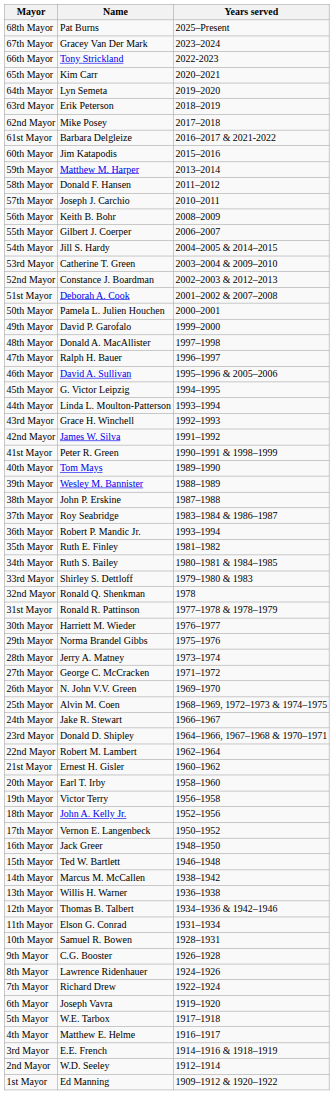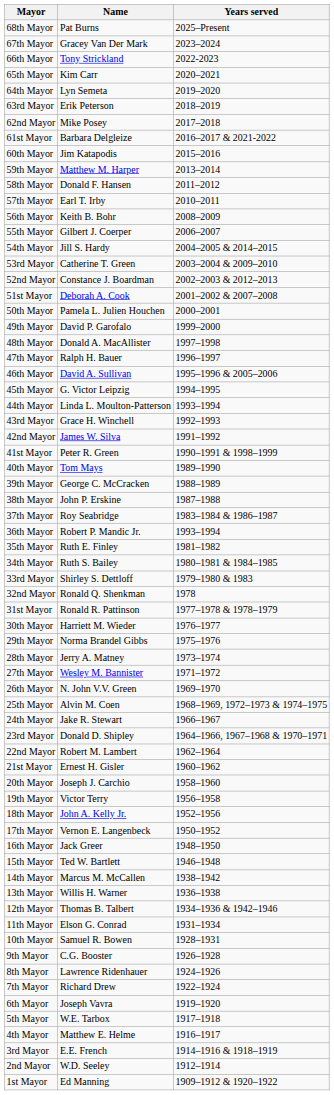(95, 201) Joseph J. Carchio -> (83, 201) Earl T. Irby
(102, 484) Wesley M. Bannister -> (105, 484) George C. McCracken
(105, 673) George C. McCracken -> (102, 673) Wesley M. Bannister
(83, 783) Earl T. Irby -> (95, 783) Joseph J. Carchio
